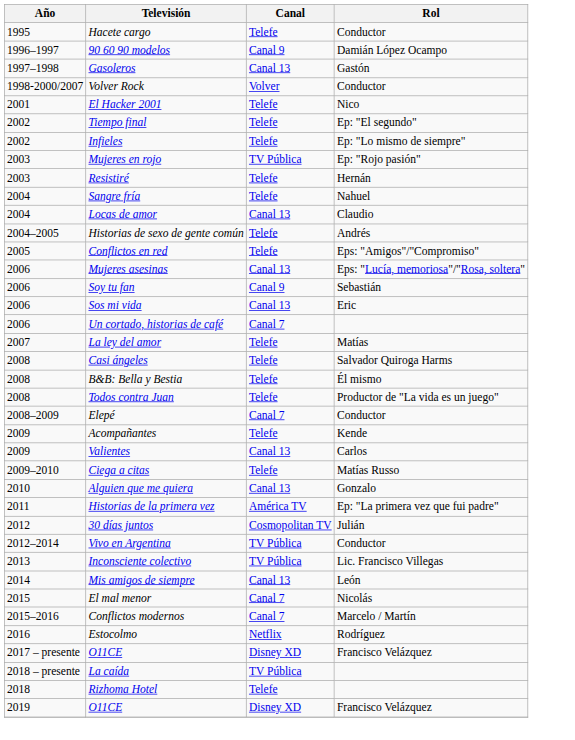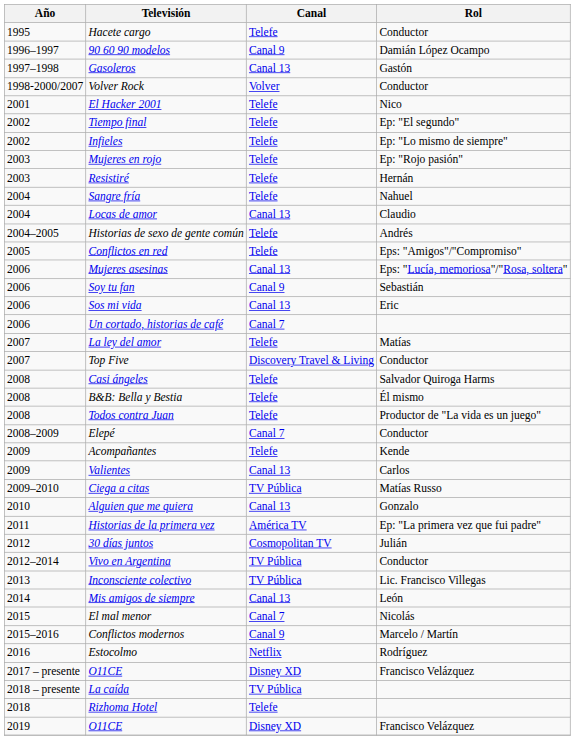(275, 159) TV Pública -> (263, 159) Telefe
+ row: (19, 360)
(263, 470) Telefe -> (275, 488) TV Pública
(267, 616) Canal 7 -> (267, 634) Canal 9
